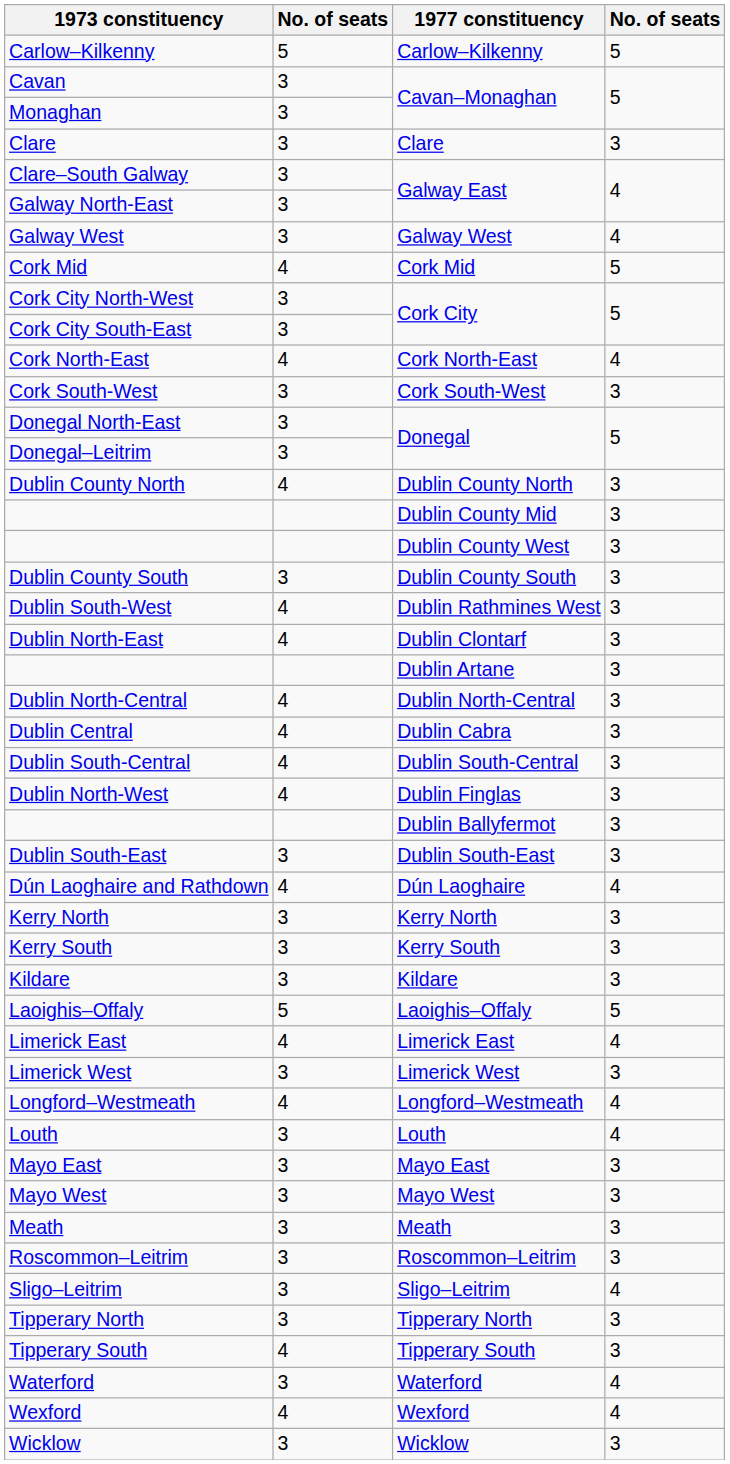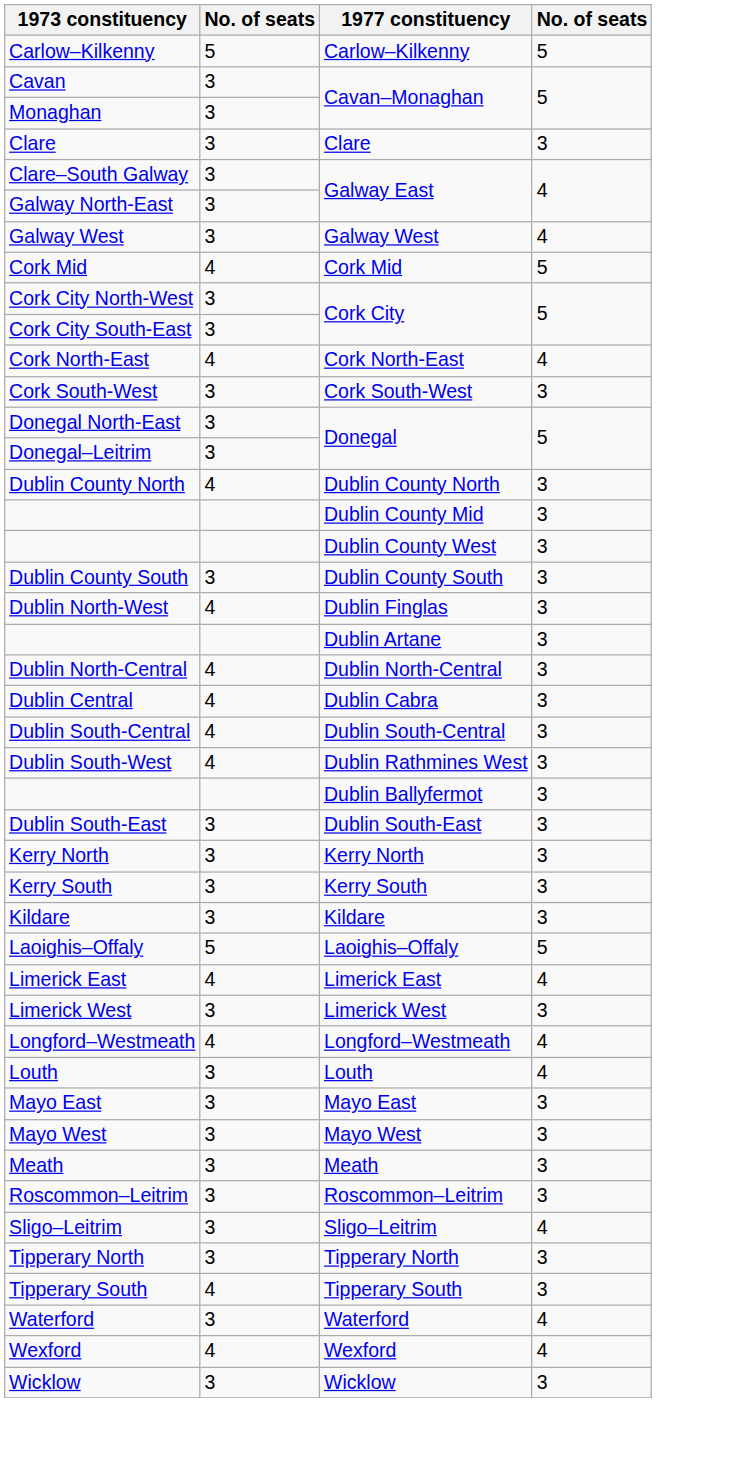rows swapped: (89, 793) <-> (90, 608)
- row: (86, 639)
- row: (139, 886)
